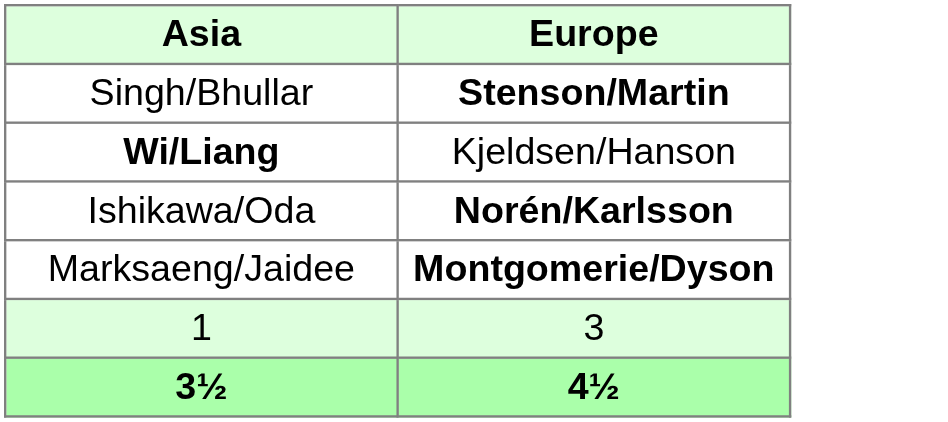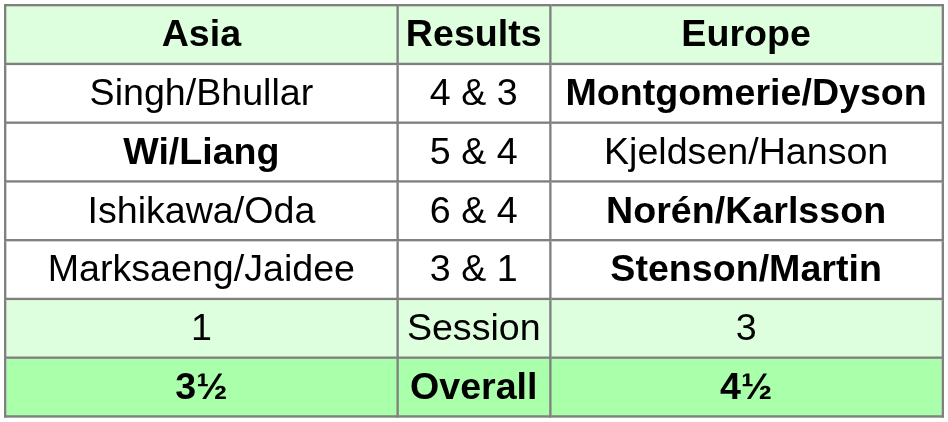+ column: (474, 33)
(594, 92) Stenson/Martin -> (746, 92) Montgomerie/Dyson
(594, 268) Montgomerie/Dyson -> (746, 268) Stenson/Martin
